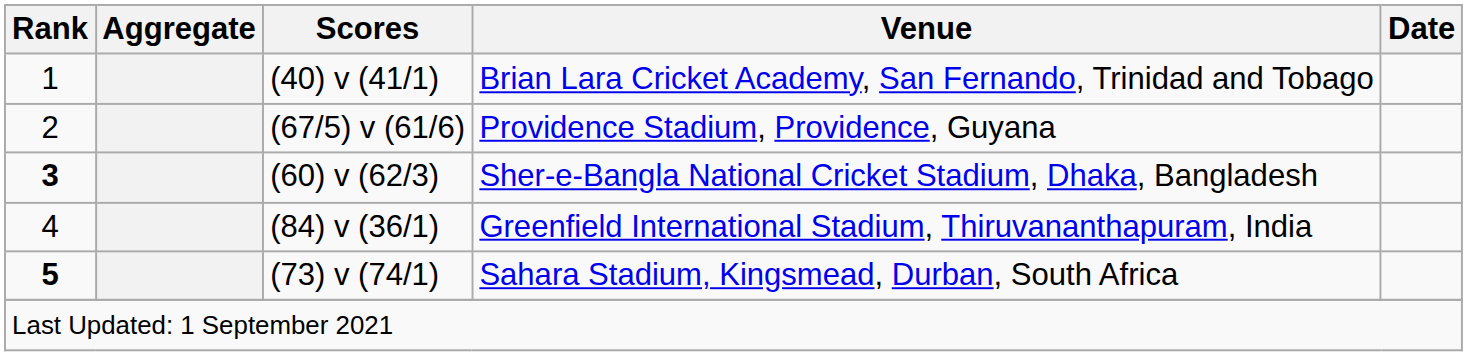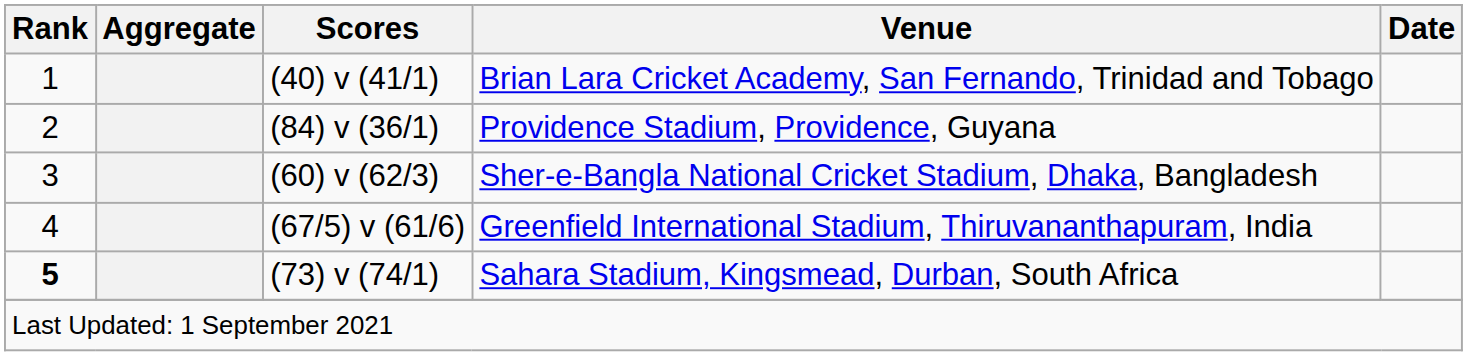(368, 127) (67/5) v (61/6) -> (355, 127) (84) v (36/1)
(50, 176) bold -> (50, 176) normal
(355, 226) (84) v (36/1) -> (368, 226) (67/5) v (61/6)
